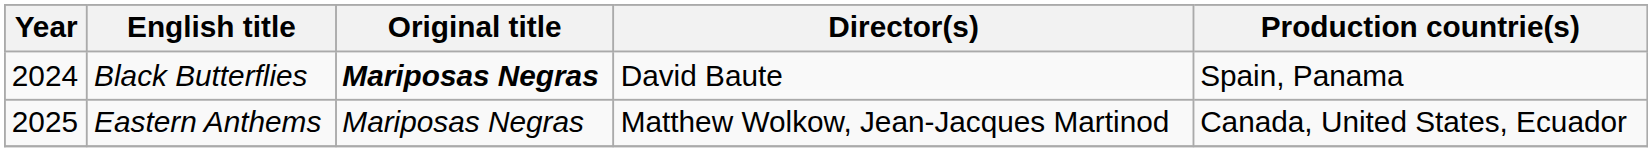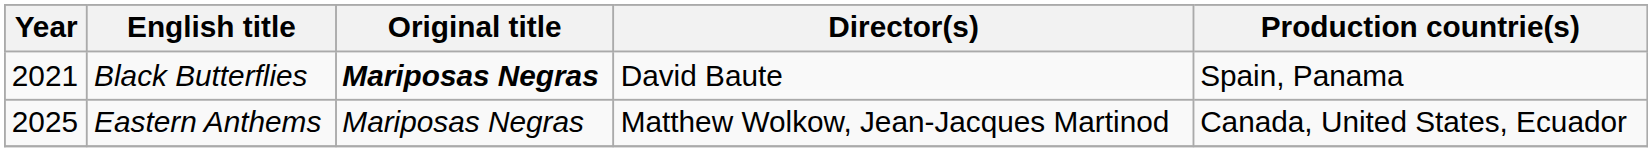(45, 75) 2024 -> (45, 75) 2021
